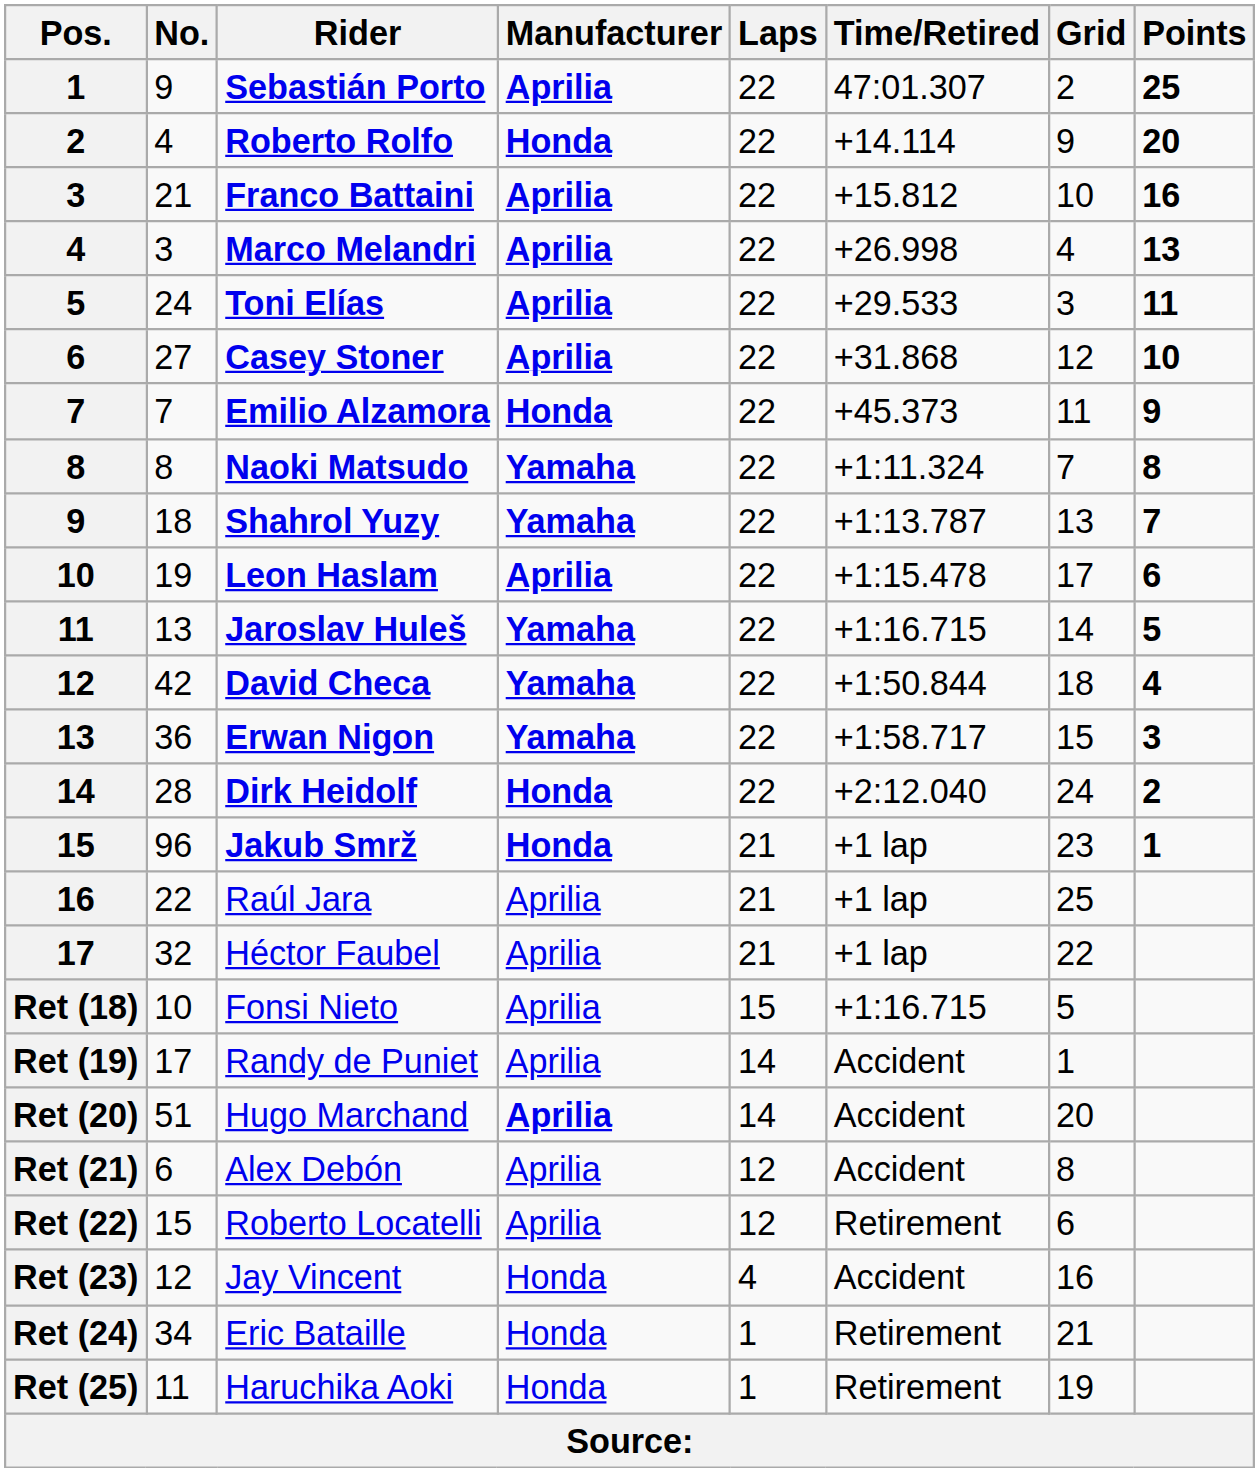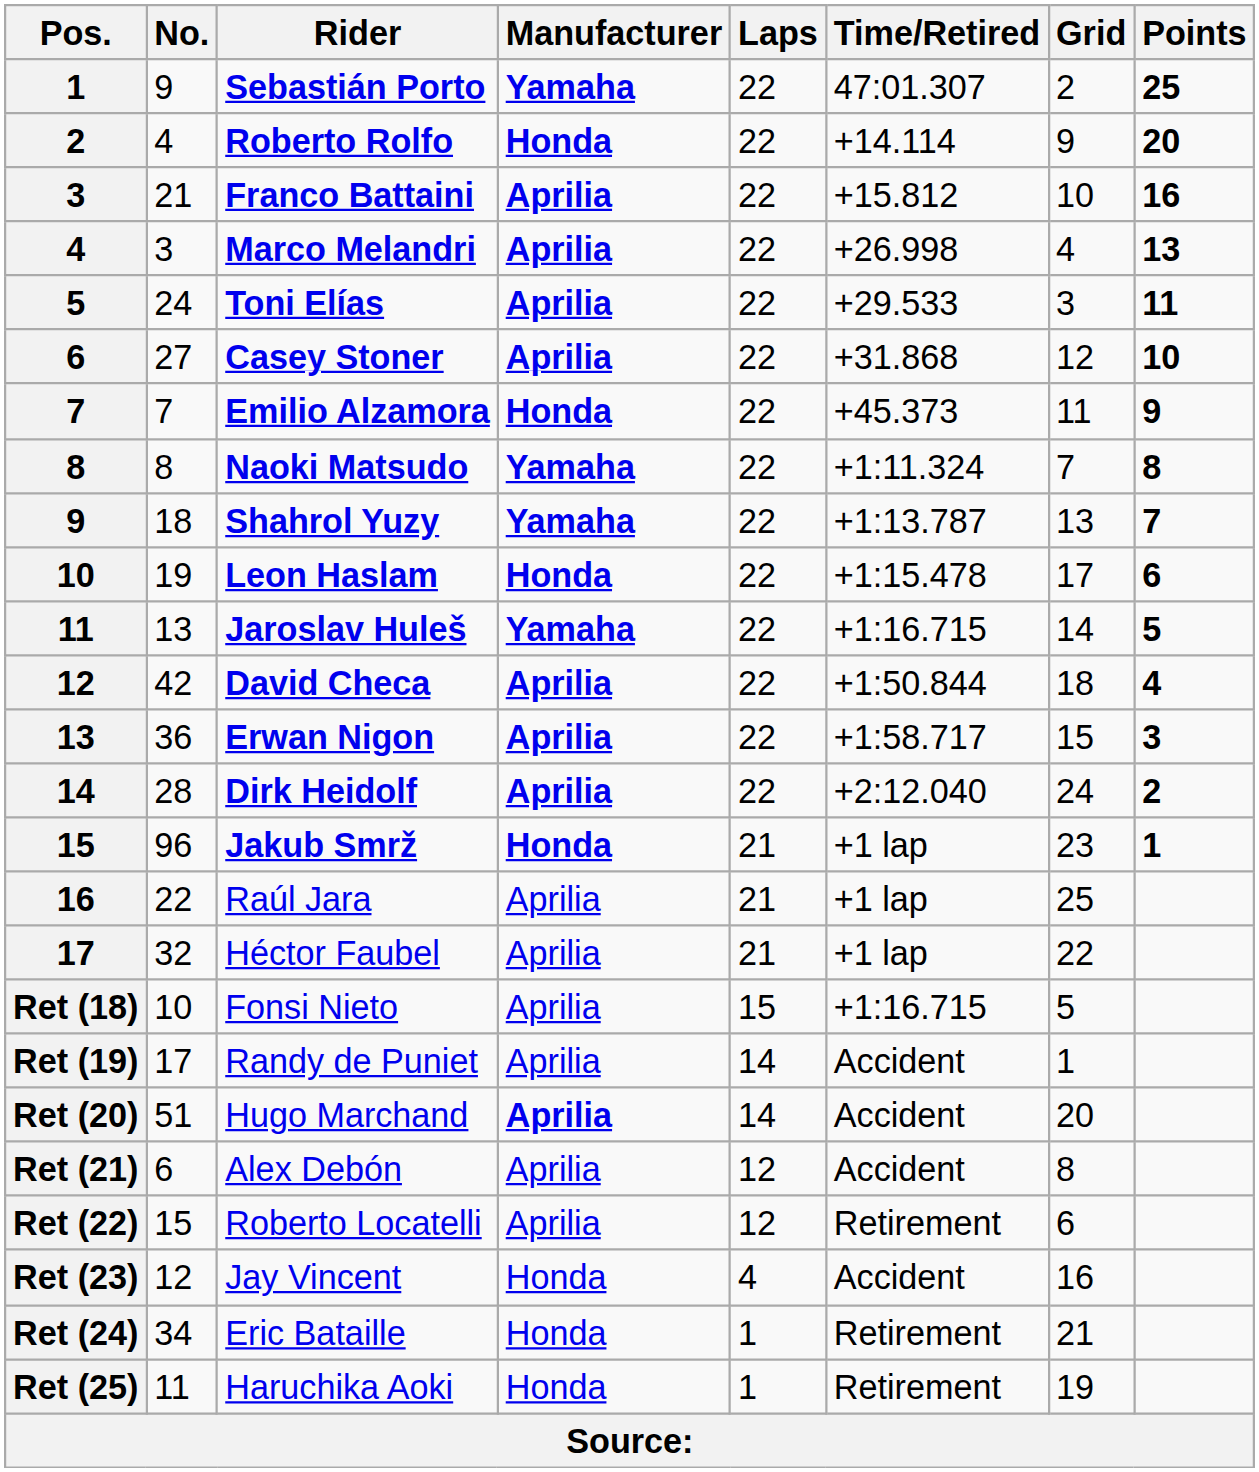(559, 87) Aprilia -> (570, 87) Yamaha
(559, 574) Aprilia -> (559, 574) Honda
(570, 682) Yamaha -> (559, 682) Aprilia
(570, 736) Yamaha -> (559, 736) Aprilia
(559, 790) Honda -> (559, 790) Aprilia
